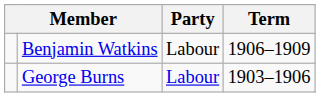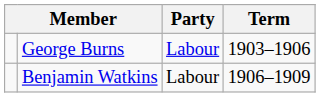rows swapped: (73, 77) <-> (90, 48)
